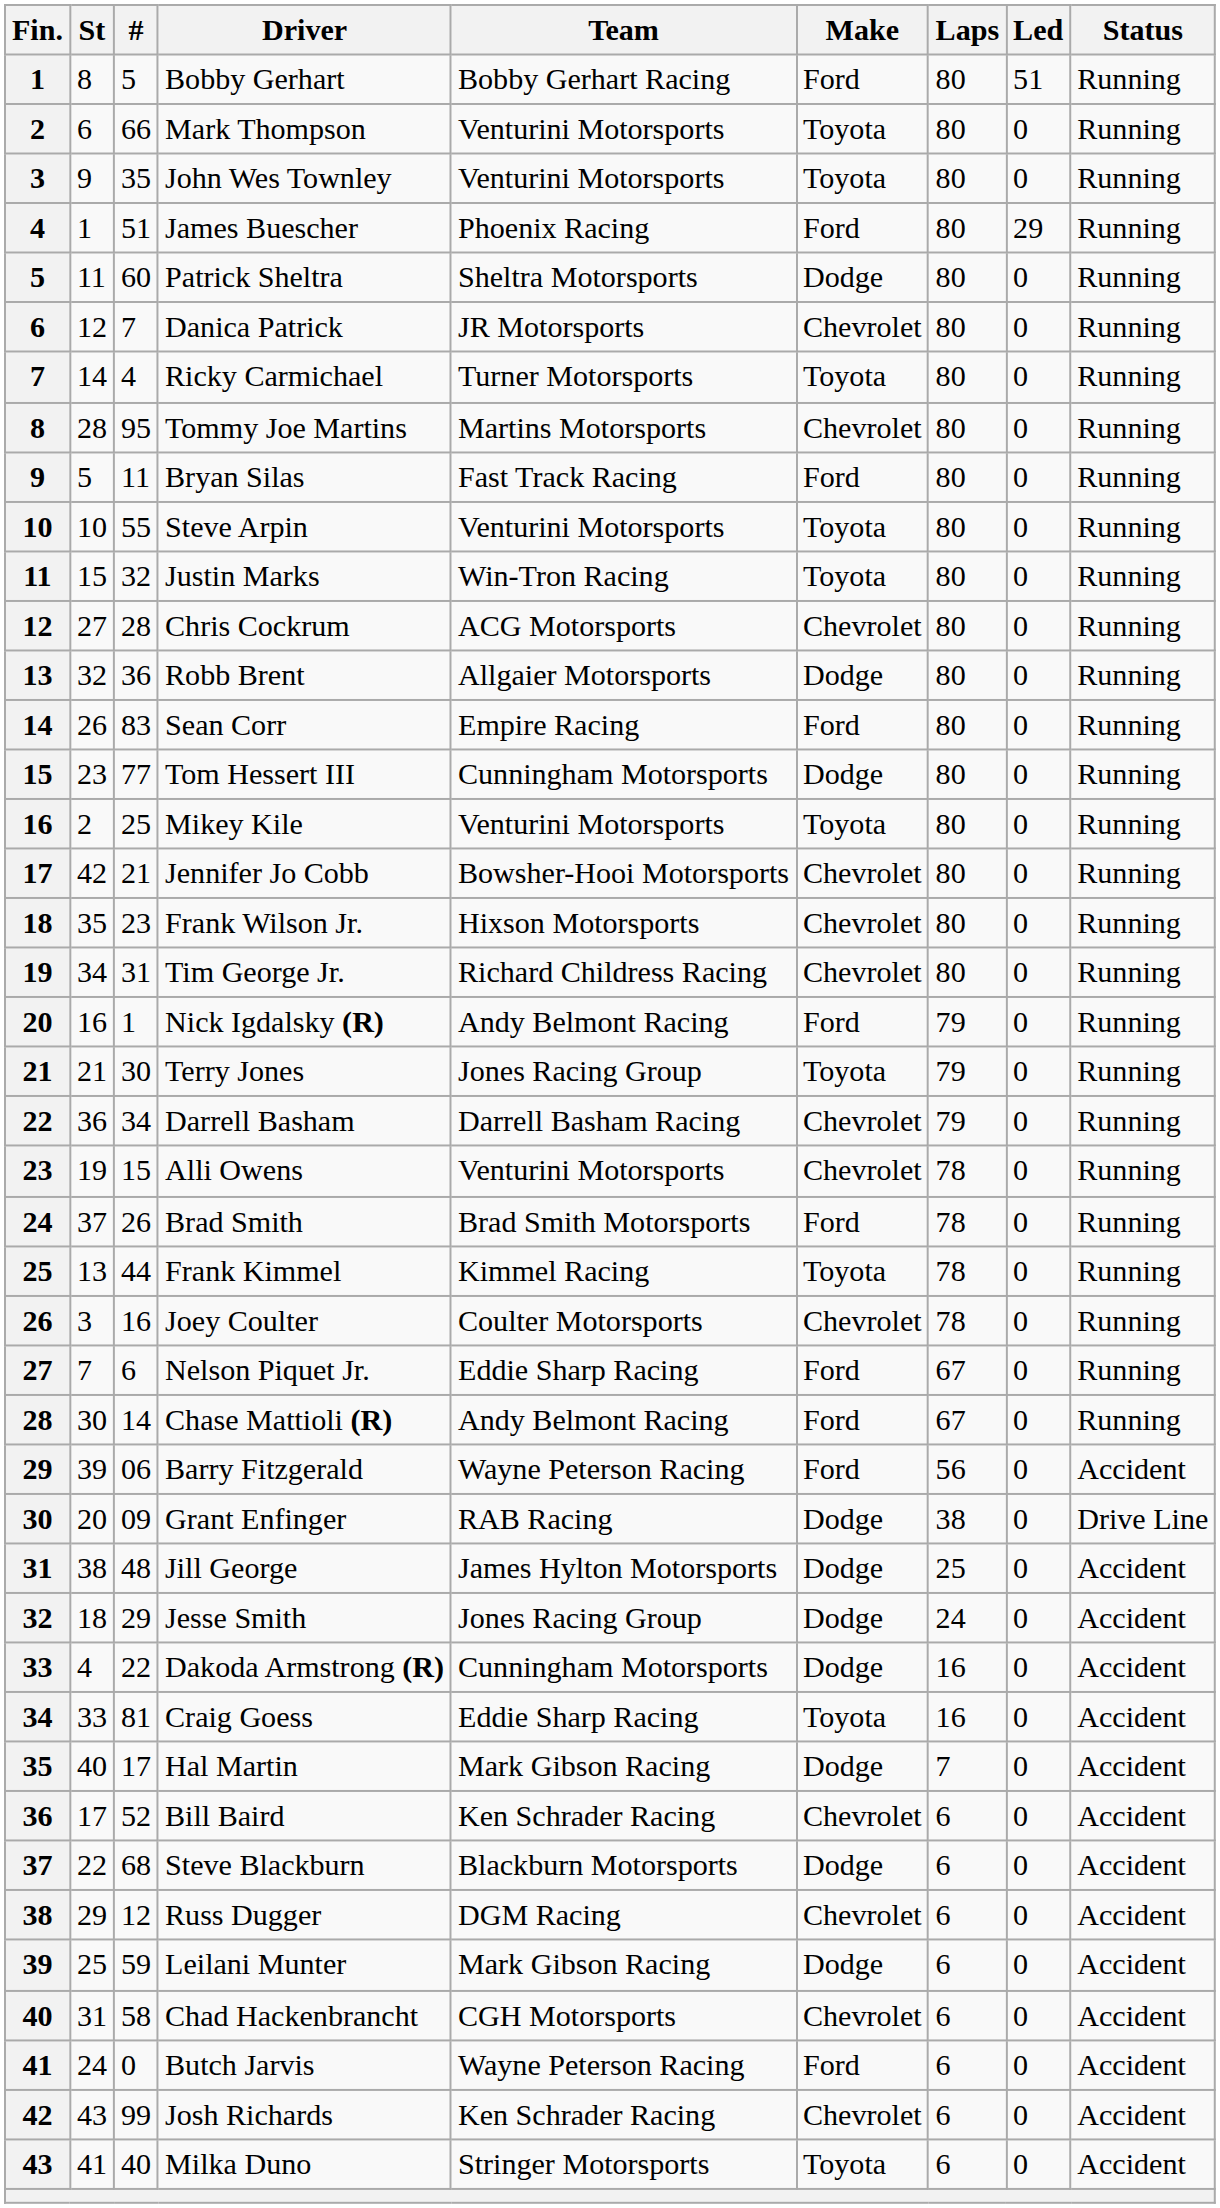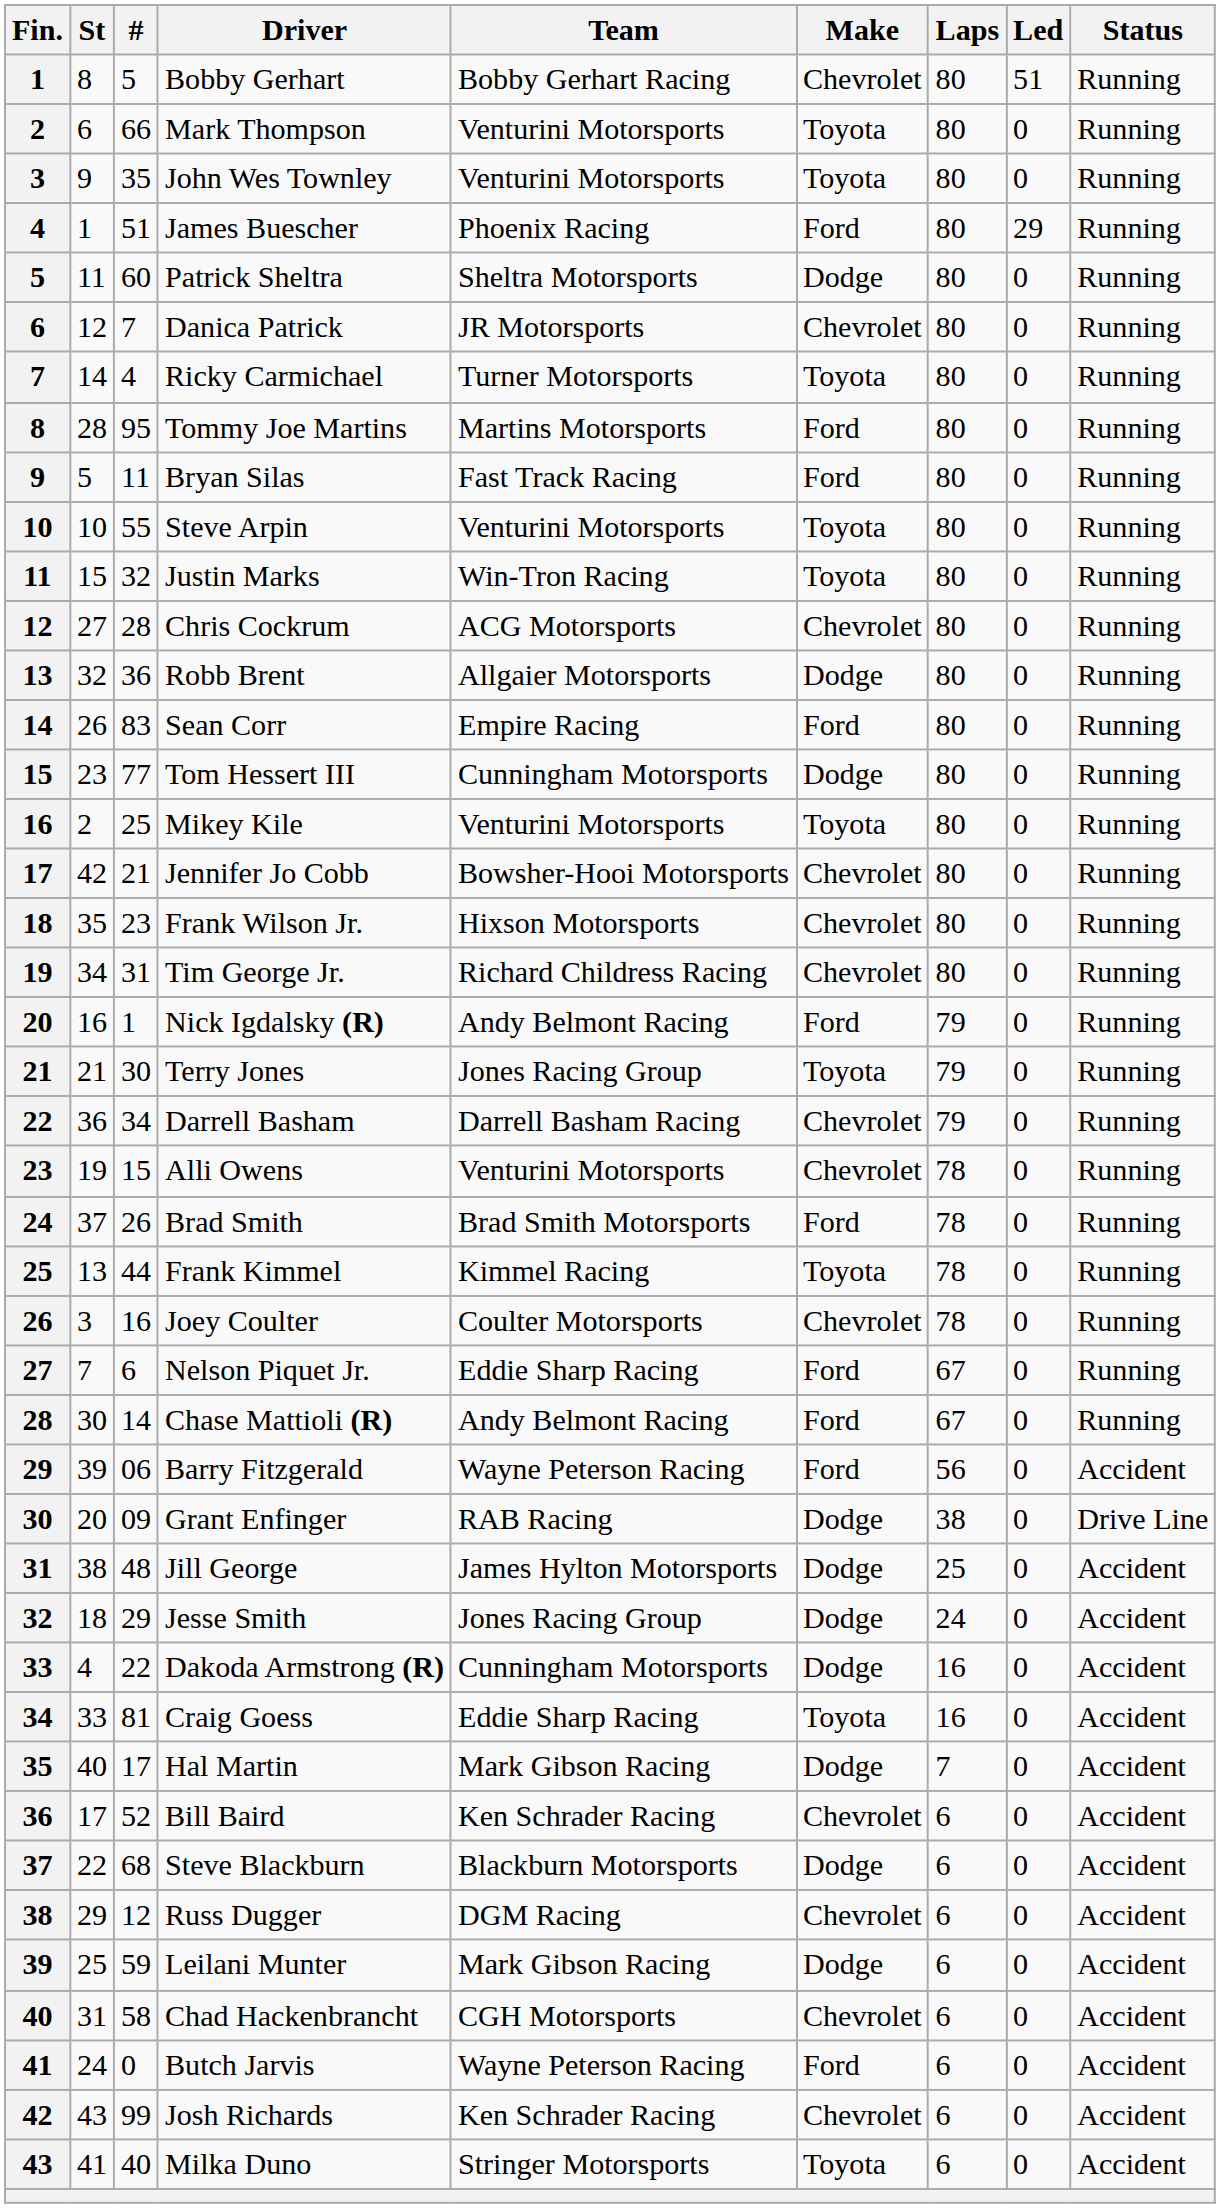(831, 79) Ford -> (862, 79) Chevrolet
(862, 426) Chevrolet -> (831, 426) Ford
